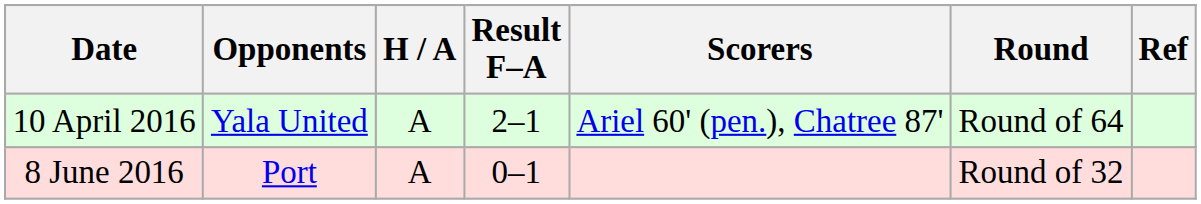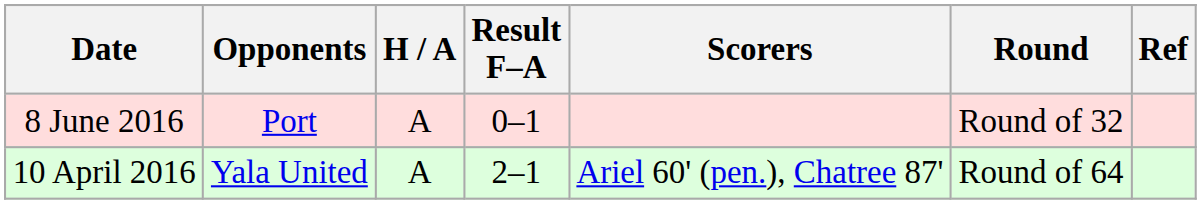rows swapped: (104, 119) <-> (104, 172)
